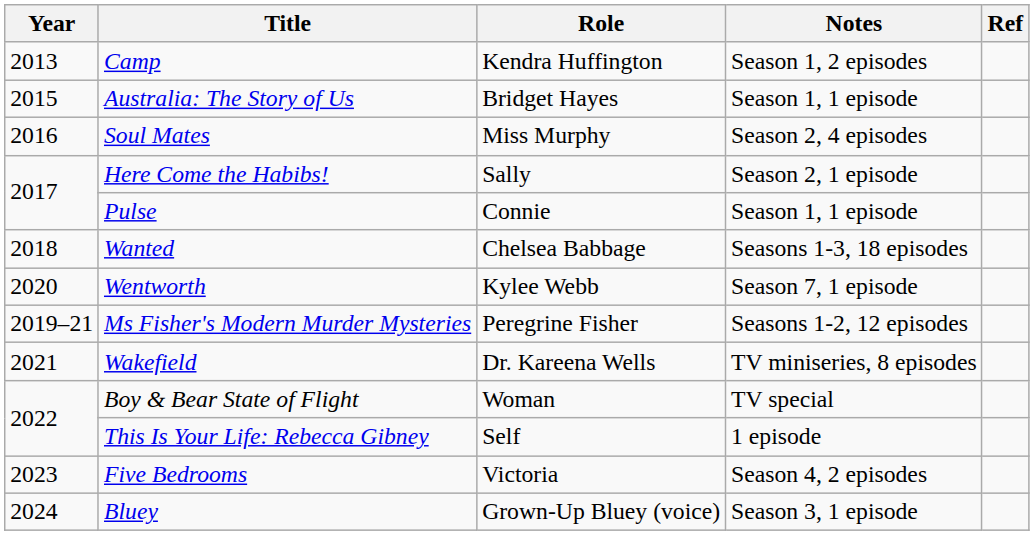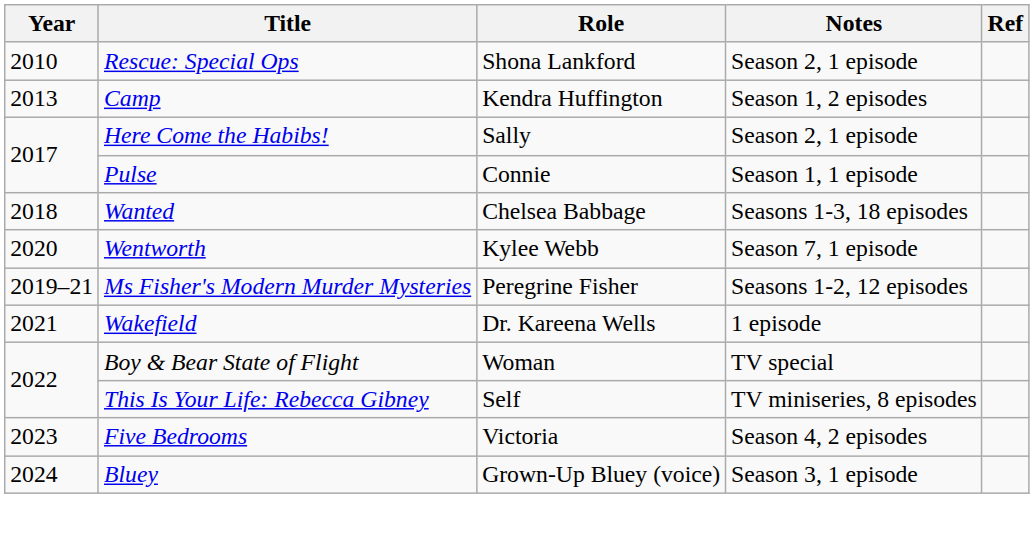+ row: (201, 60)
- row: (229, 98)
- row: (157, 135)
(854, 361) TV miniseries, 8 episodes -> (776, 323) 1 episode
(776, 436) 1 episode -> (854, 398) TV miniseries, 8 episodes
